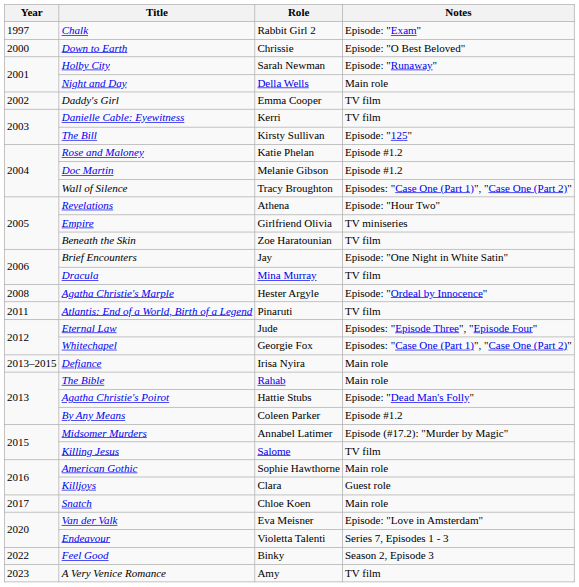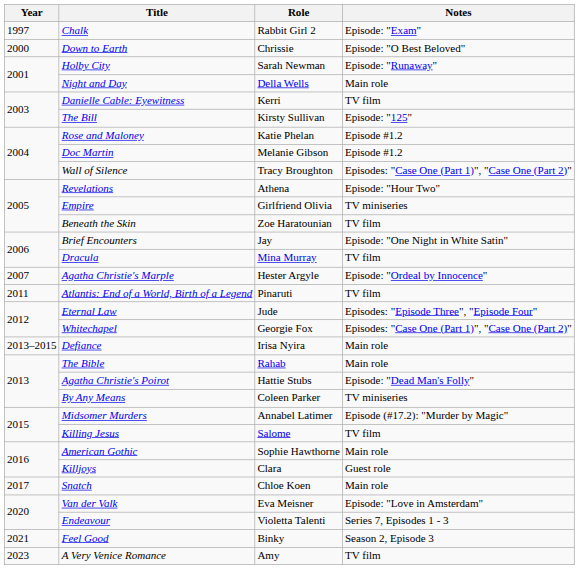- row: (90, 100)
(18, 293) 2008 -> (18, 275) 2007
(374, 415) Episode #1.2 -> (376, 398) TV miniseries
(18, 556) 2022 -> (18, 538) 2021
